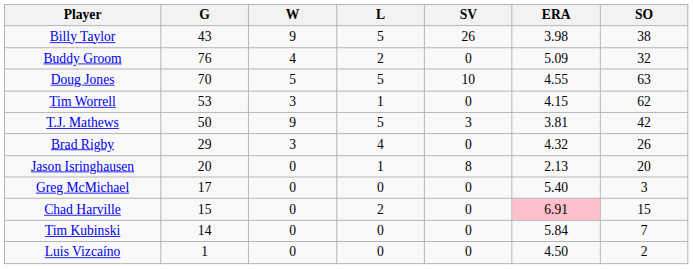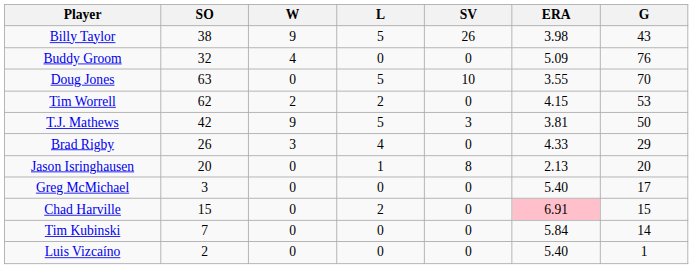columns swapped: (205, 15) <-> (644, 15)
(380, 58) 2 -> (380, 58) 0
(293, 79) 5 -> (293, 79) 0
(556, 79) 4.55 -> (556, 79) 3.55
(293, 101) 3 -> (293, 101) 2
(380, 101) 1 -> (380, 101) 2
(556, 144) 4.32 -> (556, 144) 4.33
(556, 252) 4.50 -> (556, 252) 5.40
